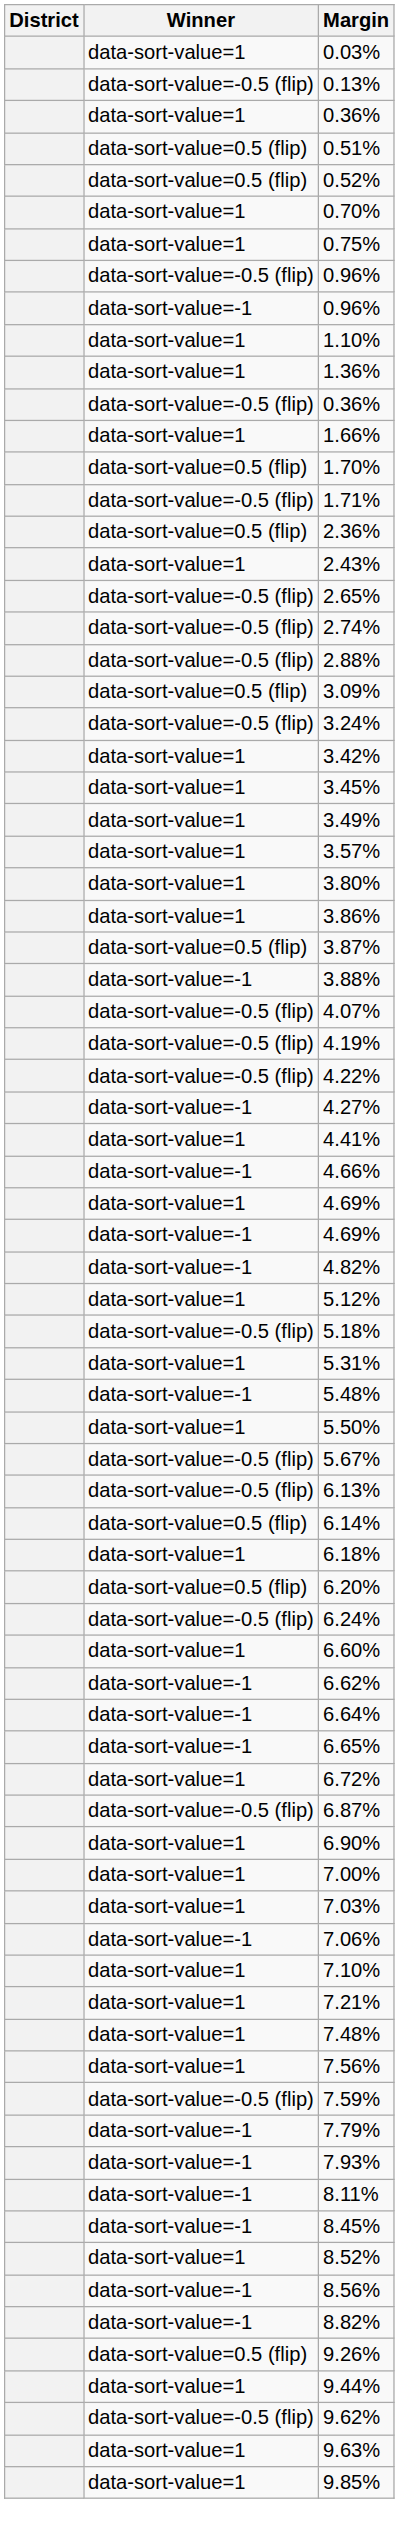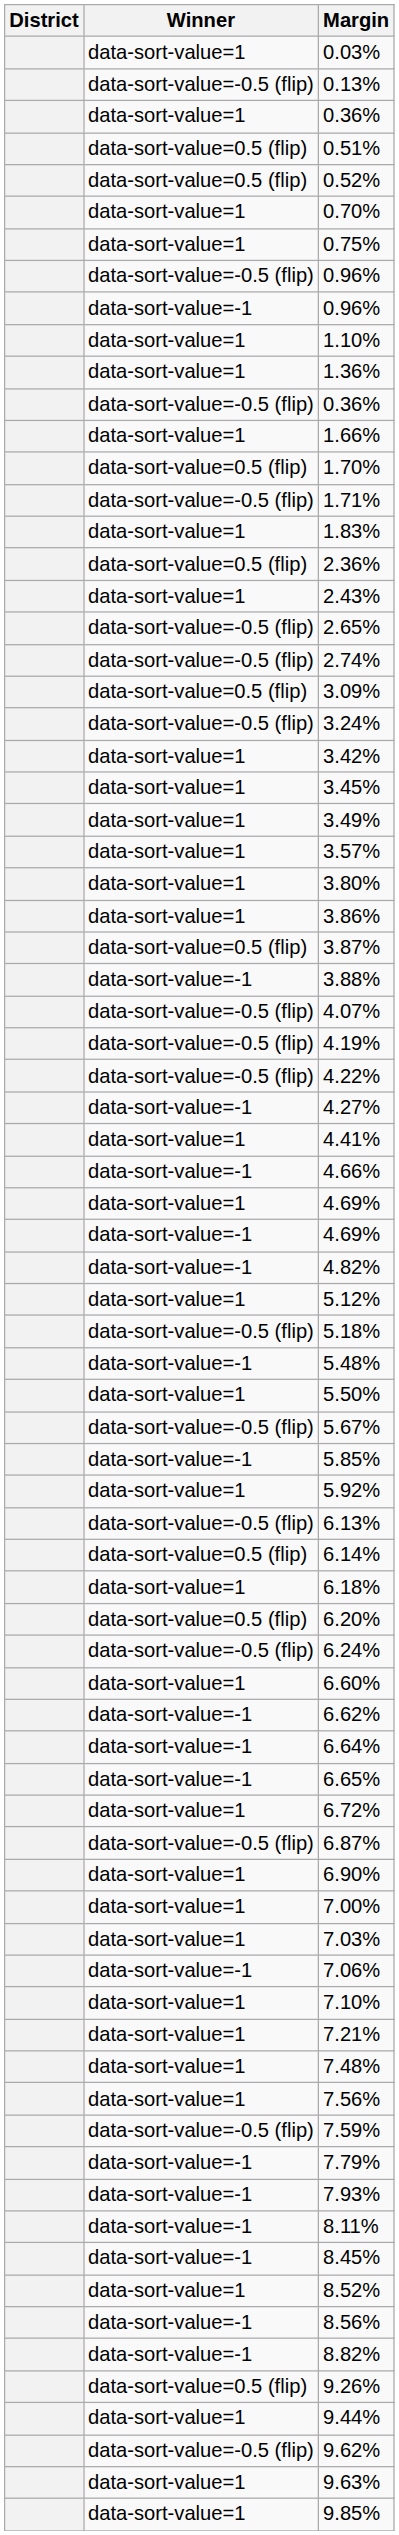+ row: (167, 532)
- row: (201, 659)
- row: (167, 1363)
+ row: (170, 1459)
+ row: (167, 1491)
